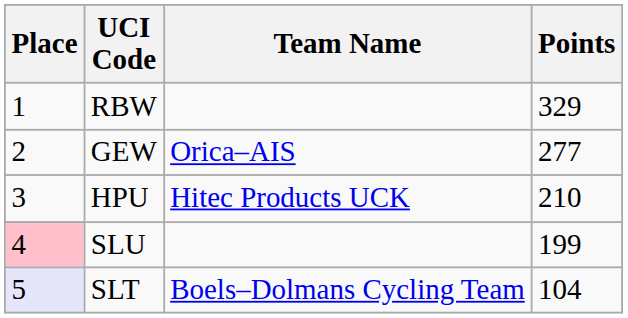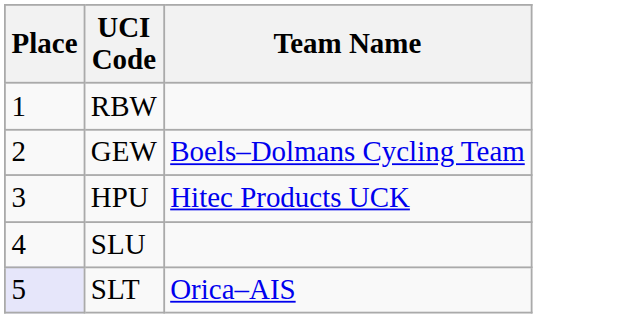- column: (577, 43)
(233, 151) Orica–AIS -> (347, 151) Boels–Dolmans Cycling Team
(19, 243) pink background -> (19, 243) no background
(347, 289) Boels–Dolmans Cycling Team -> (233, 289) Orica–AIS
